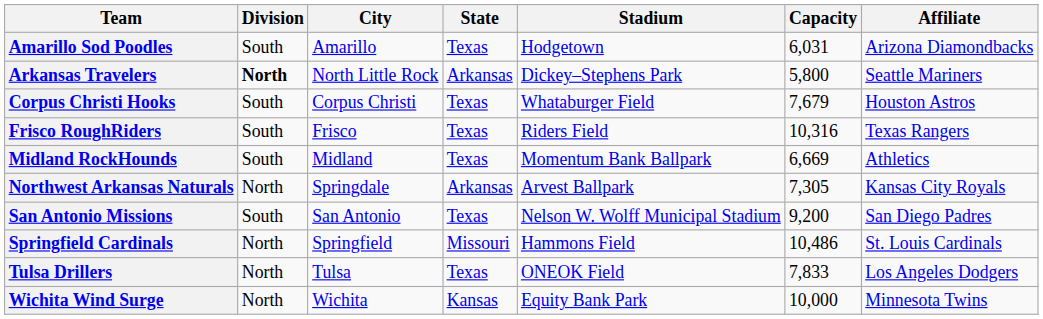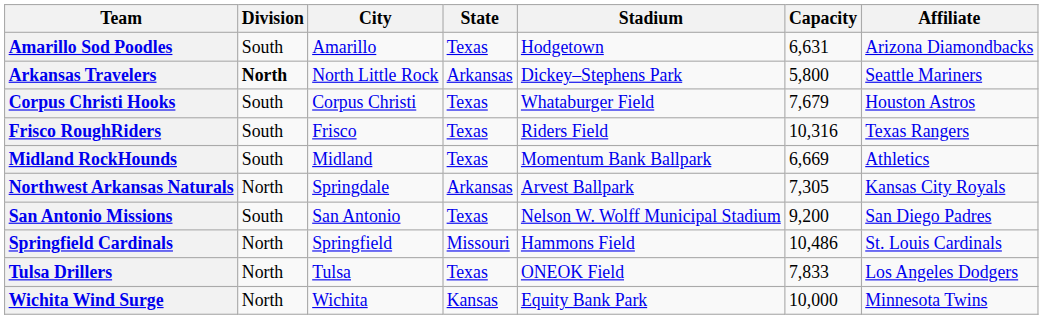(809, 46) 6,031 -> (809, 46) 6,631
